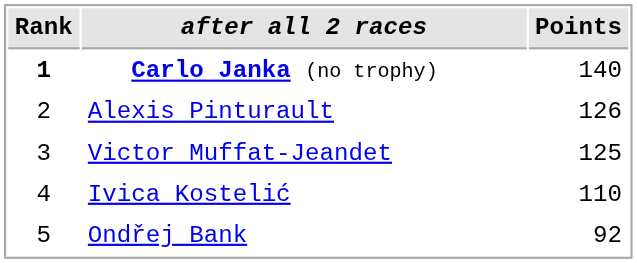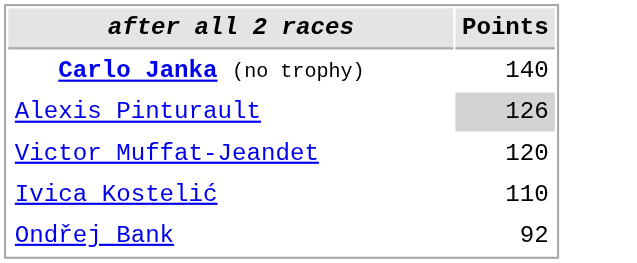- column: (44, 28)
(600, 112) no background -> (527, 112) lightgrey background
(600, 153) 125 -> (527, 153) 120
